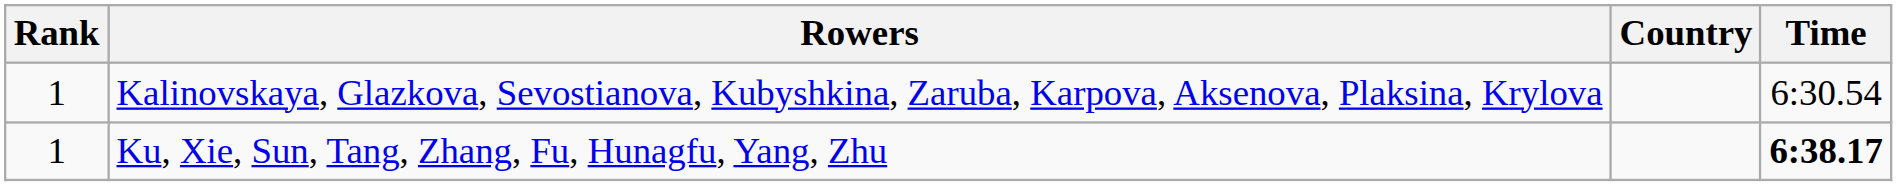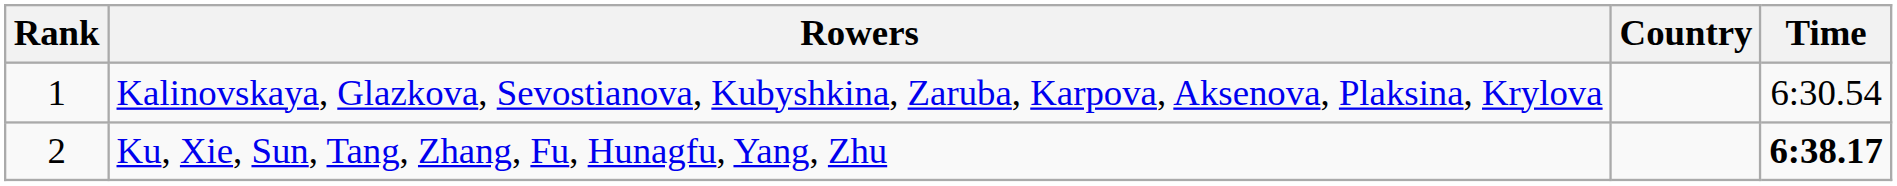(57, 150) 1 -> (57, 150) 2
